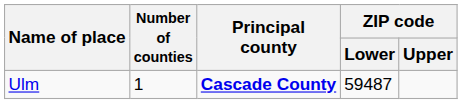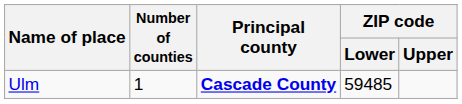(368, 84) 59487 -> (368, 84) 59485
